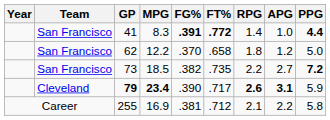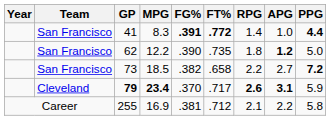(190, 51) .370 -> (190, 51) .390
(220, 51) .658 -> (220, 51) .735
(285, 51) normal -> (285, 51) bold
(220, 69) .735 -> (220, 69) .658
(190, 88) .390 -> (190, 88) .370
